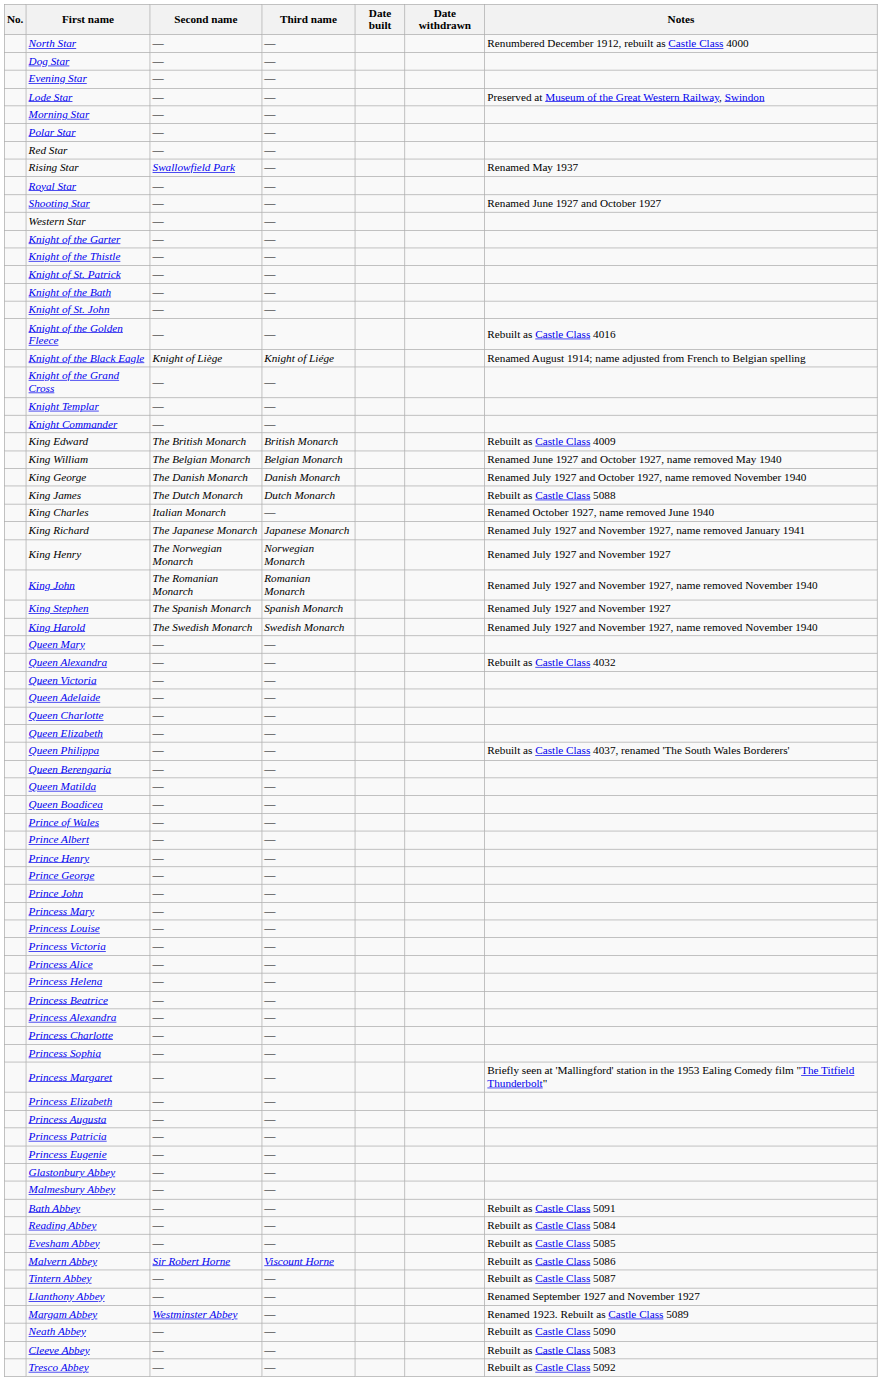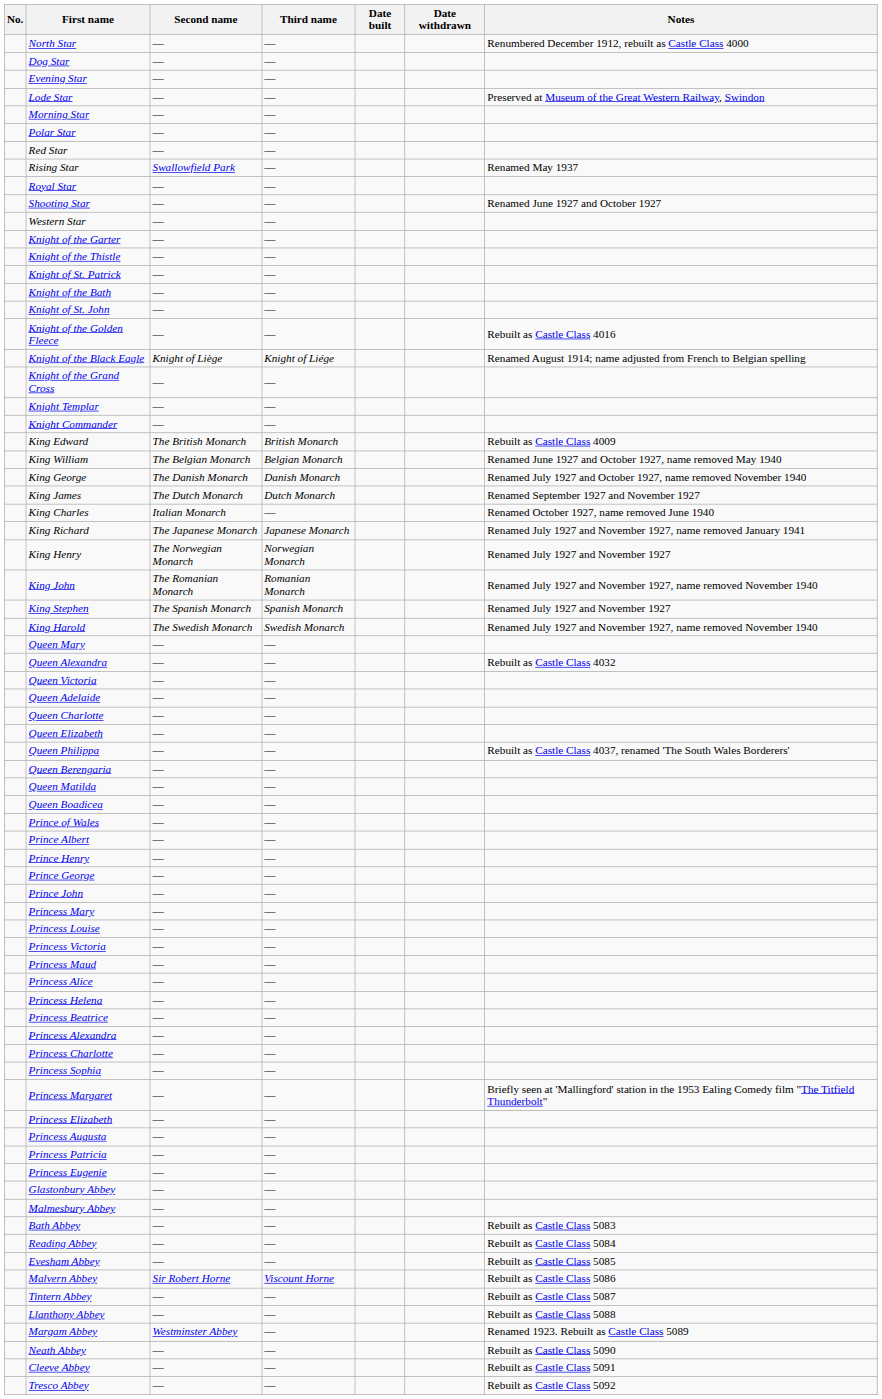(551, 495) Rebuilt as Castle Class 5088 -> (594, 495) Renamed September 1927 and November 1927
+ row: (62, 964)
(551, 1208) Rebuilt as Castle Class 5091 -> (551, 1225) Rebuilt as Castle Class 5083
(594, 1296) Renamed September 1927 and November 1927 -> (551, 1314) Rebuilt as Castle Class 5088
(551, 1350) Rebuilt as Castle Class 5083 -> (551, 1367) Rebuilt as Castle Class 5091
